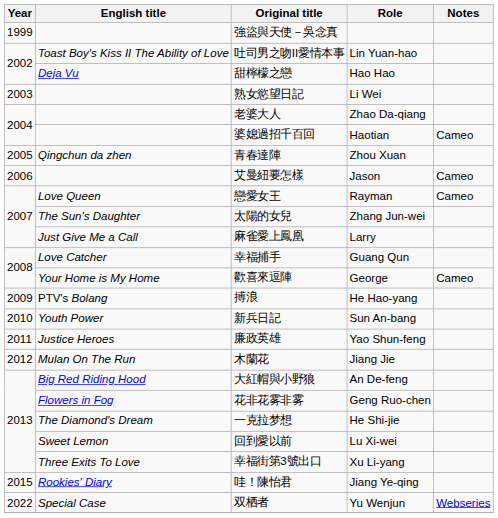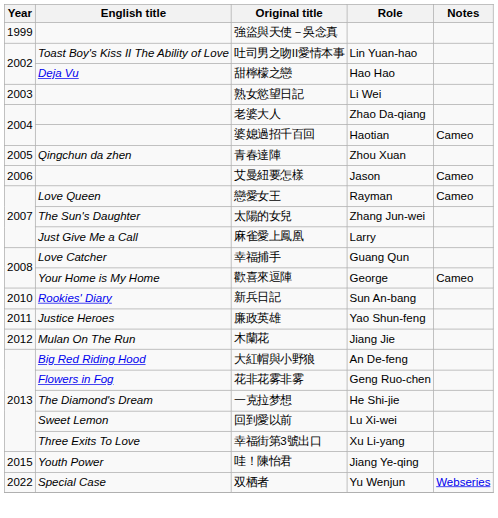- row: (246, 298)
(71, 319) Youth Power -> (75, 298) Rookies' Diary
(75, 482) Rookies' Diary -> (71, 462) Youth Power
